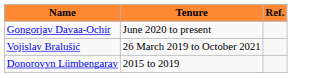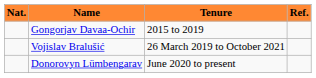+ column: (16, 13)
(167, 30) June 2020 to present -> (175, 30) 2015 to 2019
(151, 64) 2015 to 2019 -> (191, 64) June 2020 to present
